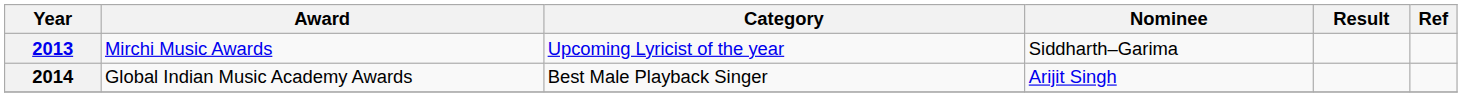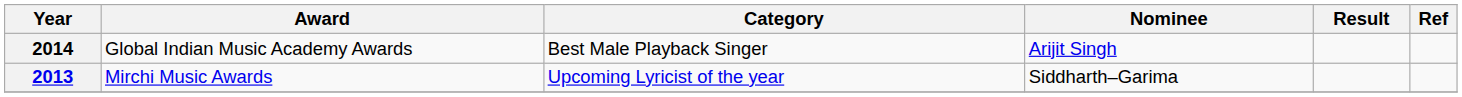rows swapped: (53, 48) <-> (53, 77)
